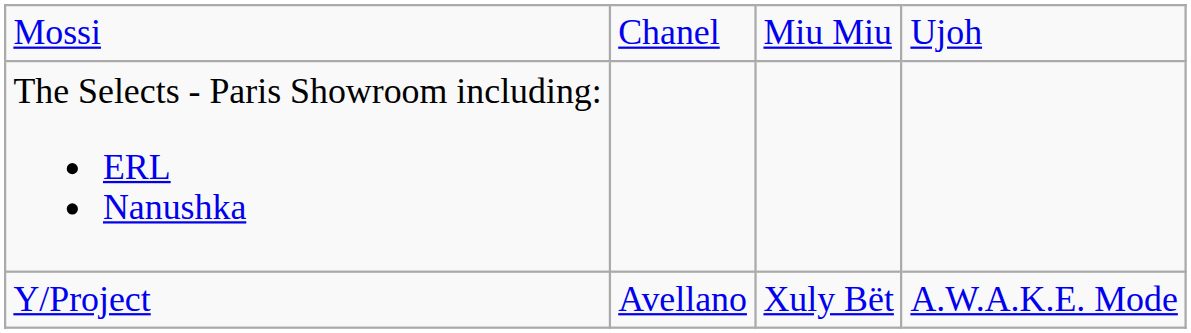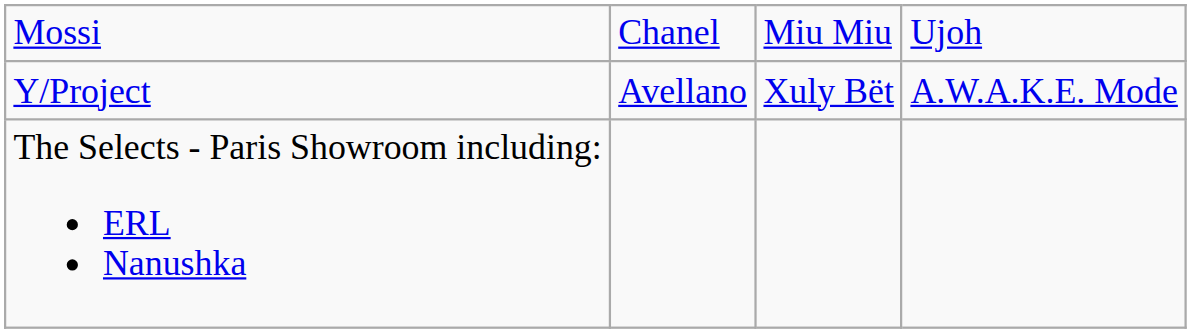rows swapped: (82, 298) <-> (308, 149)
